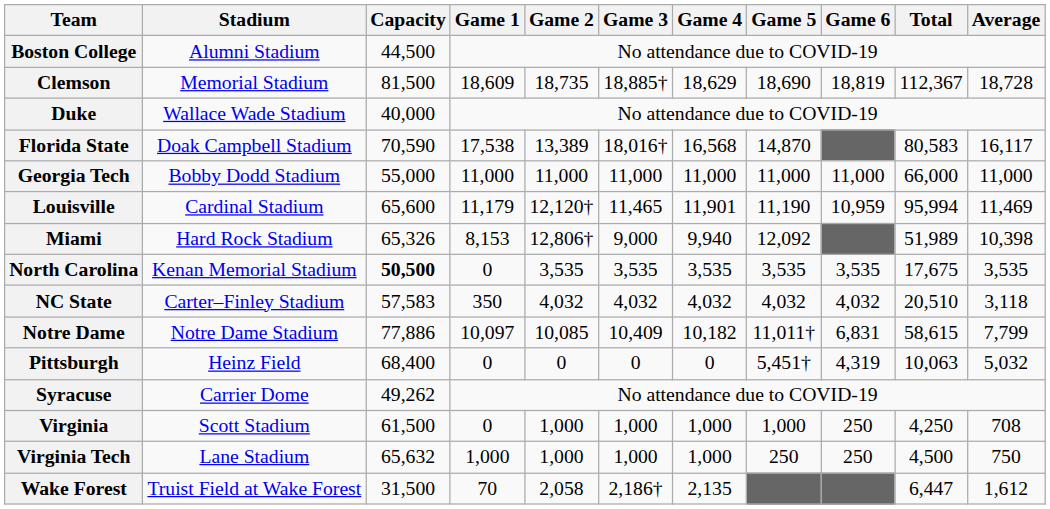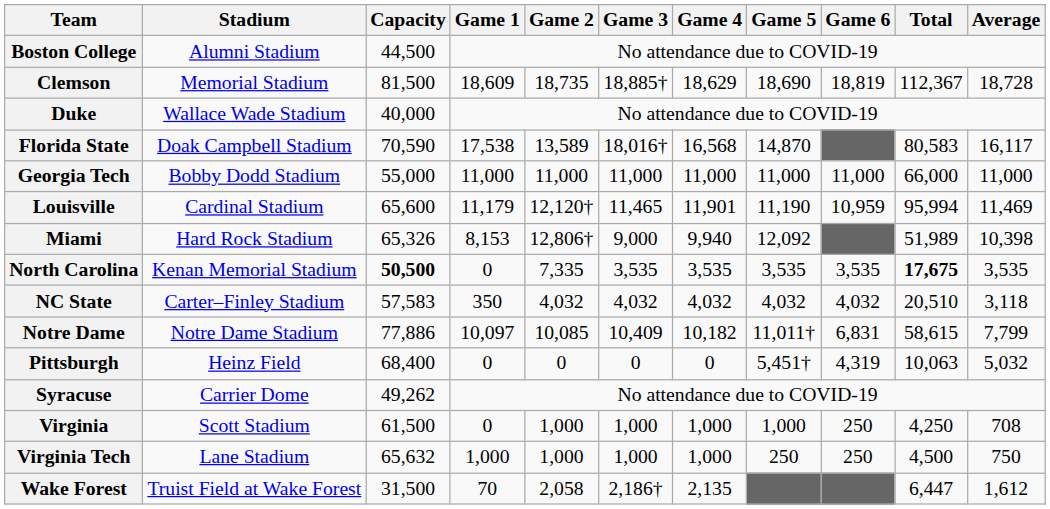(561, 144) 13,389 -> (561, 144) 13,589
(561, 269) 3,535 -> (561, 269) 7,335
(931, 269) normal -> (931, 269) bold
